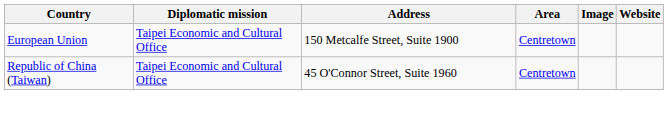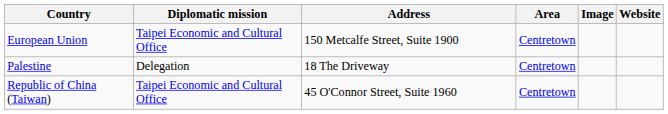+ row: (29, 66)
